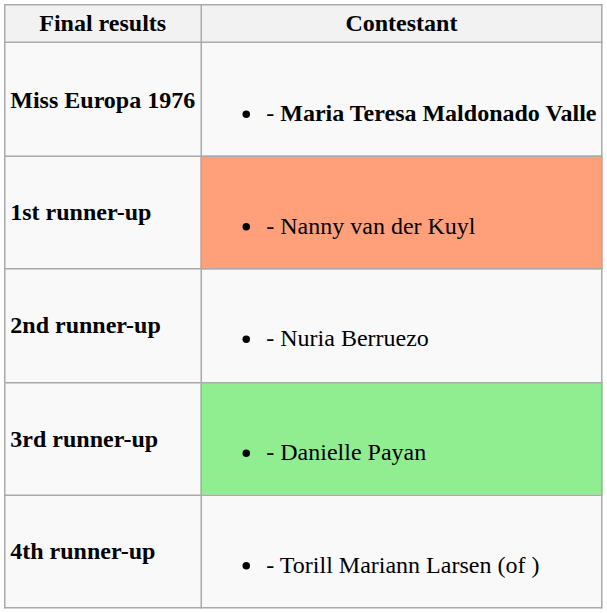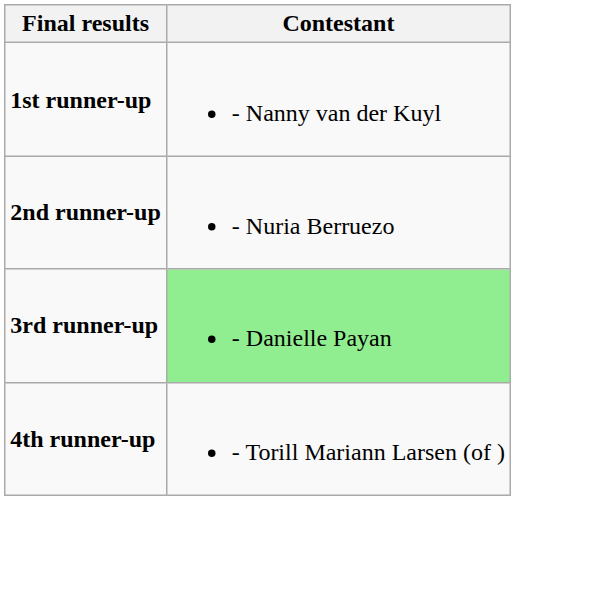- row: (103, 99)
(401, 226) lightsalmon background -> (338, 113) no background
